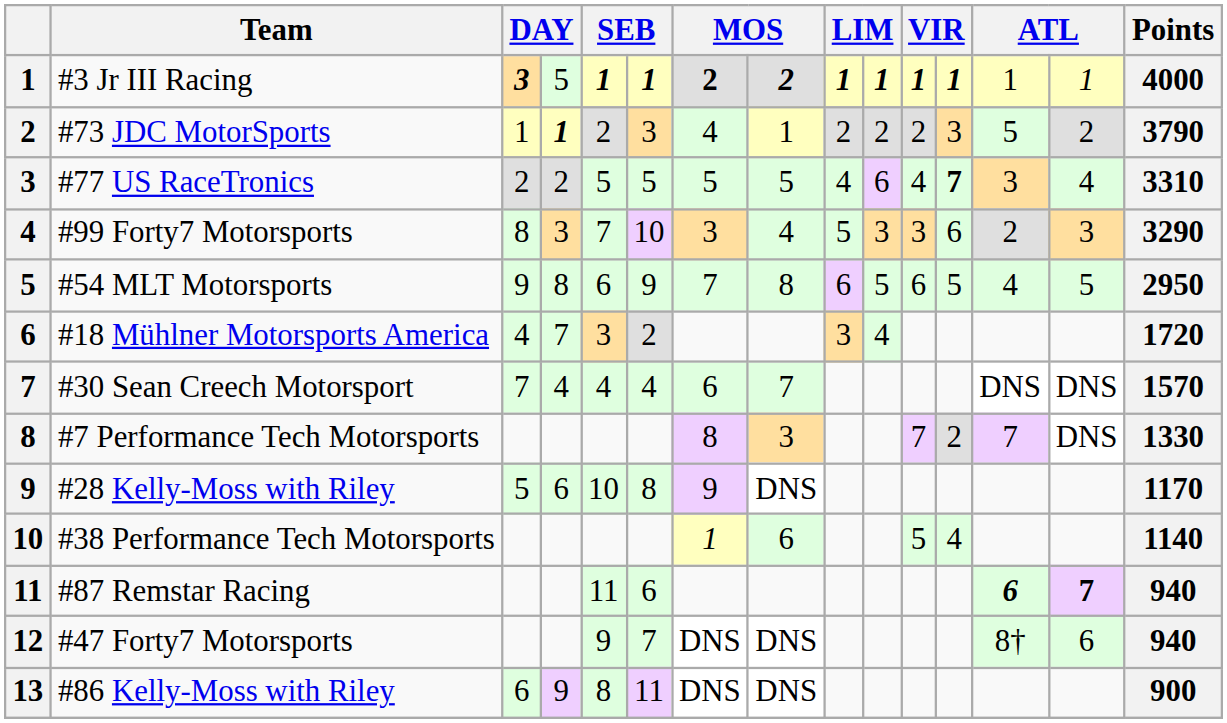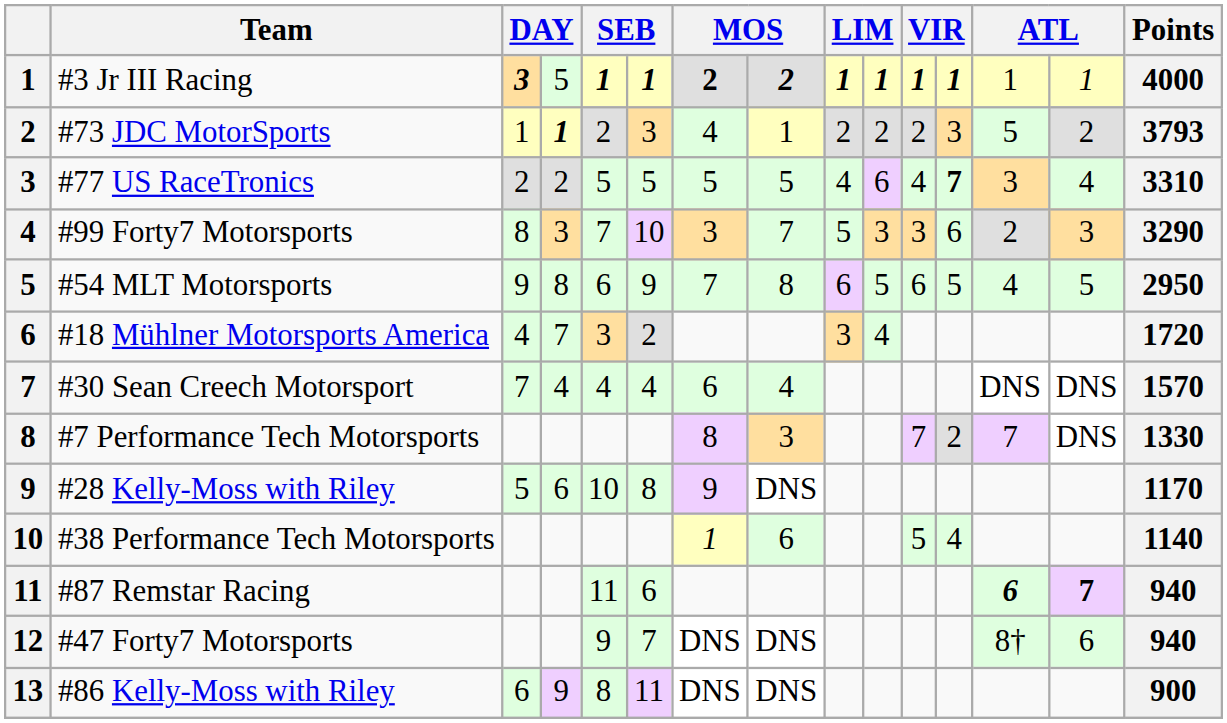(1173, 131) 3790 -> (1173, 131) 3793
(786, 233) 4 -> (786, 233) 7
(786, 386) 7 -> (786, 386) 4
